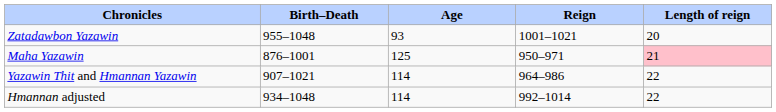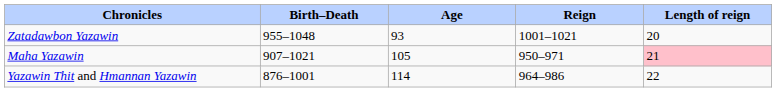(289, 55) 876–1001 -> (289, 55) 907–1021
(401, 55) 125 -> (401, 55) 105
(289, 76) 907–1021 -> (289, 76) 876–1001
- row: (56, 96)
